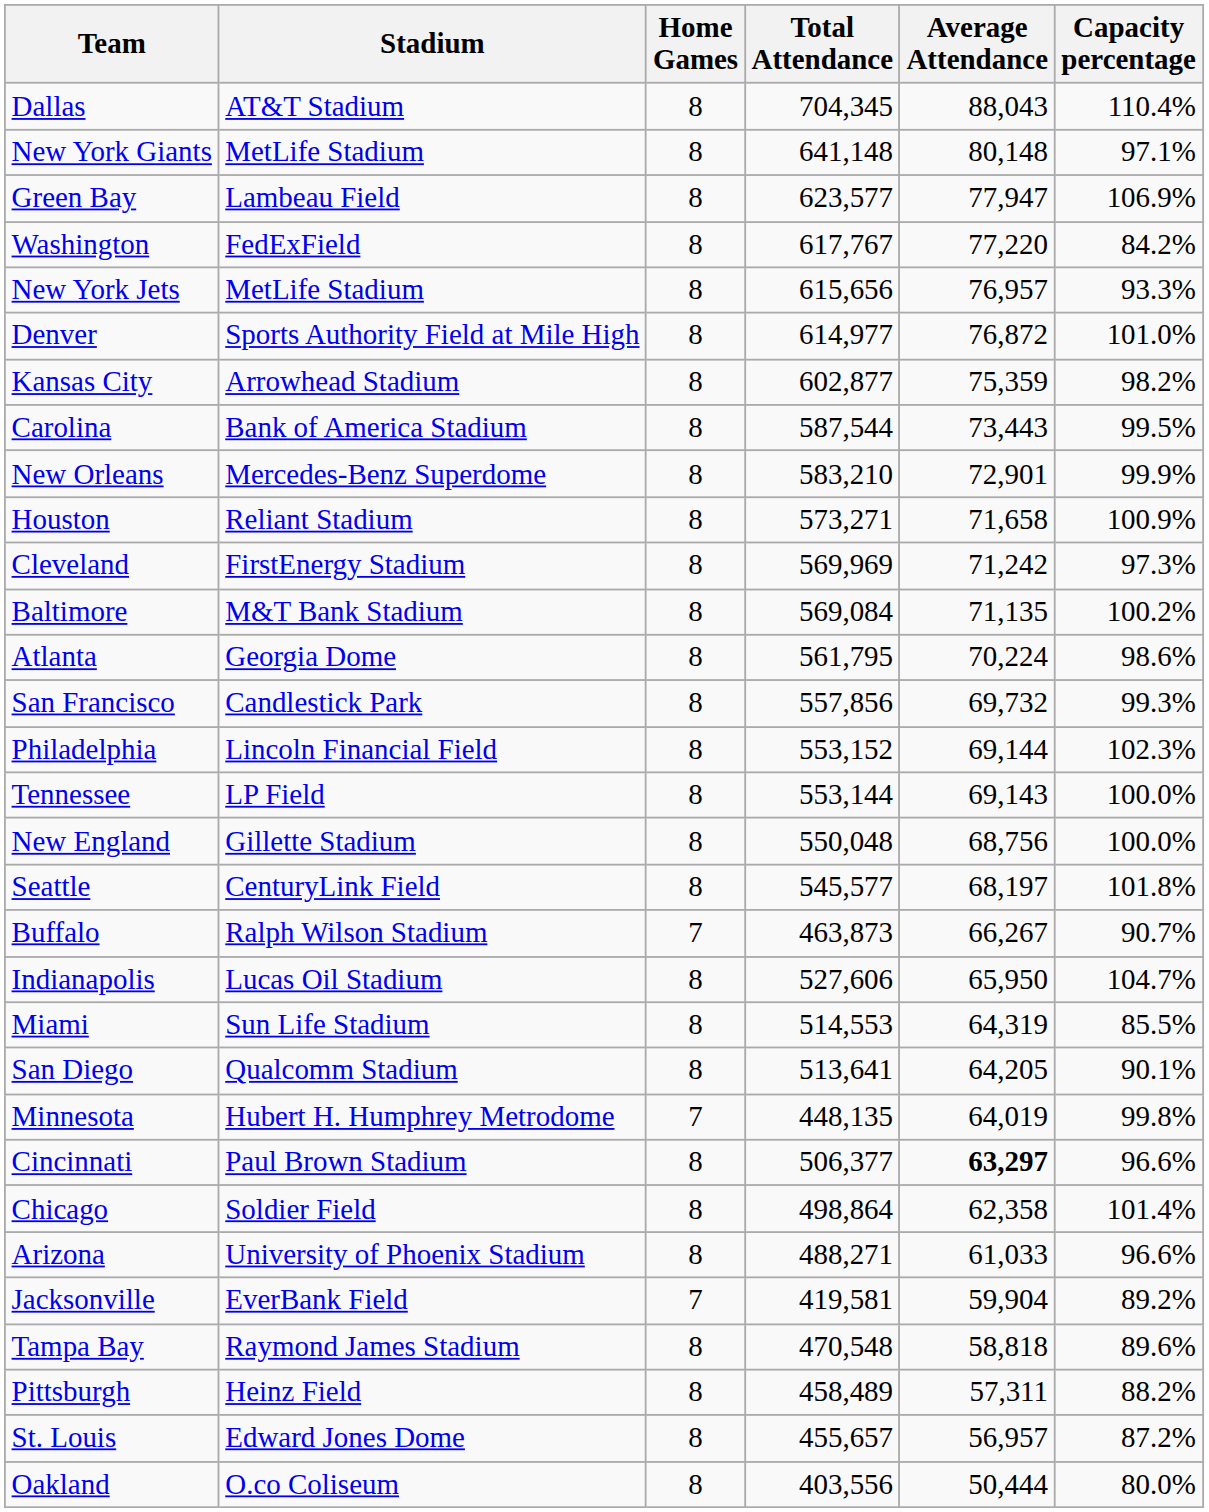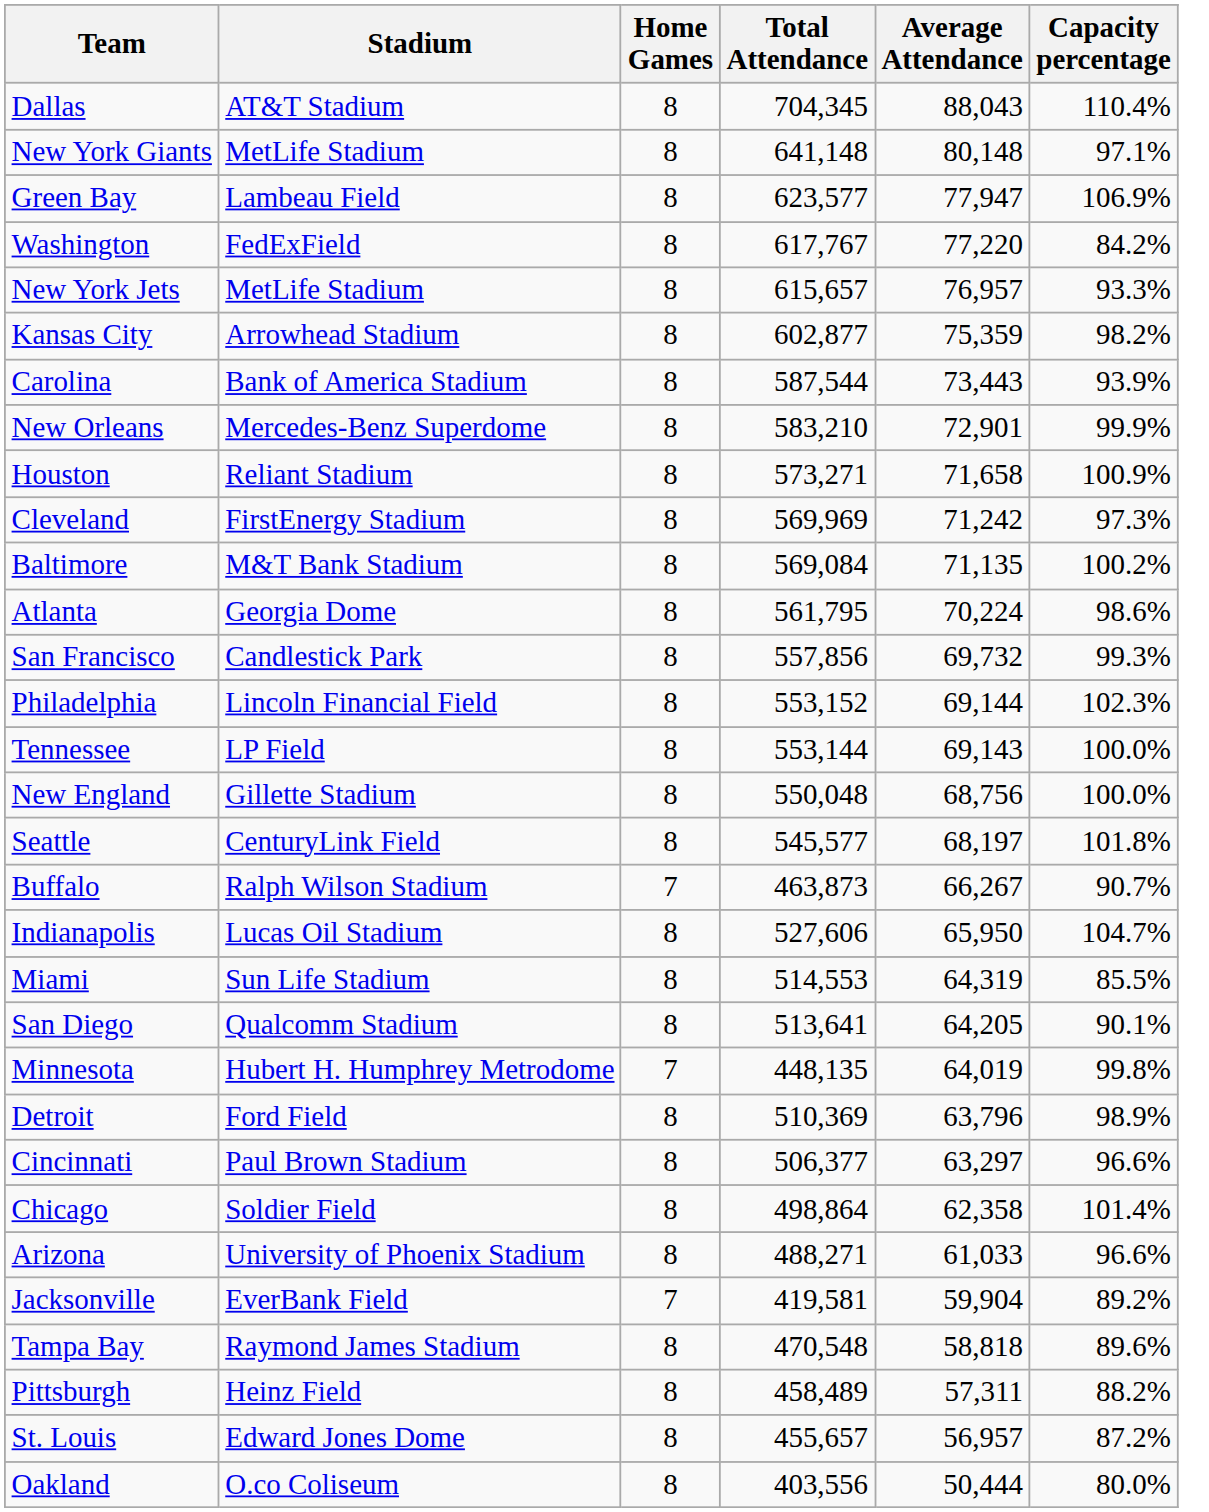(846, 289) 615,656 -> (821, 289) 615,657
- row: (54, 335)
(1159, 427) 99.5% -> (1133, 381) 93.9%
+ row: (53, 1116)
(1008, 1162) bold -> (983, 1162) normal
